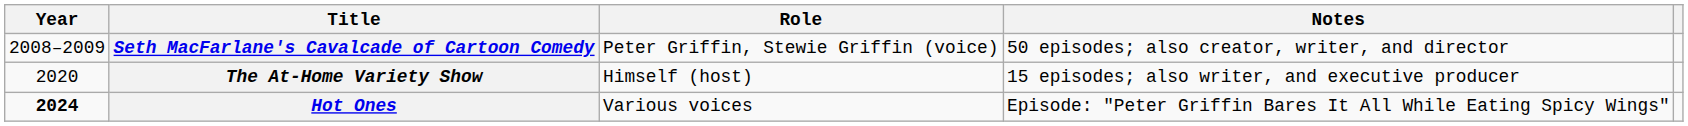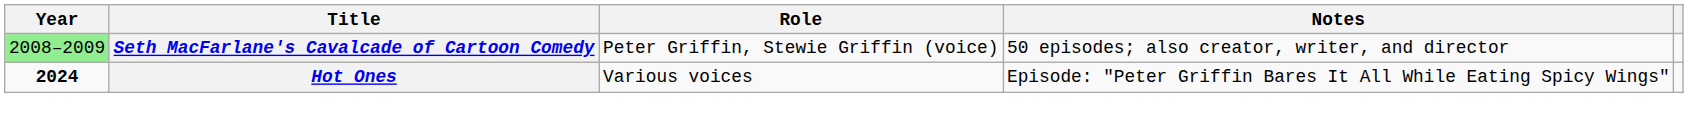(57, 48) no background -> (57, 48) lightgreen background
- row: (354, 77)
